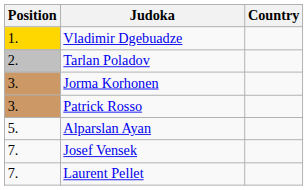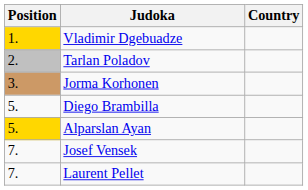- row: (103, 106)
+ row: (111, 106)
(13, 128) no background -> (13, 128) gold background
